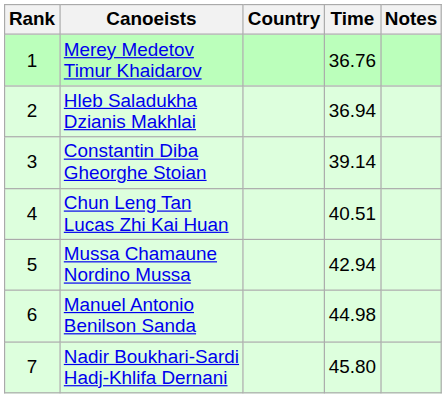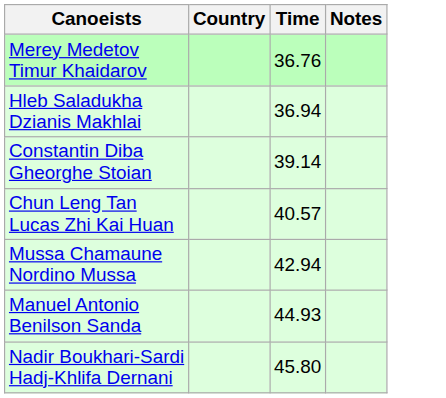- column: (32, 19)
(352, 213) 40.51 -> (298, 213) 40.57
(352, 315) 44.98 -> (298, 315) 44.93
